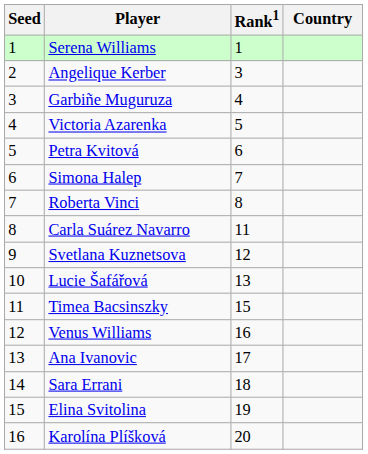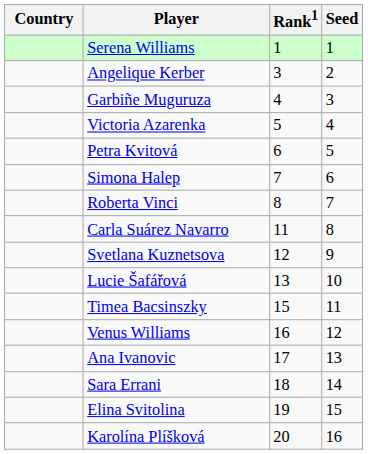columns swapped: (323, 19) <-> (25, 19)
